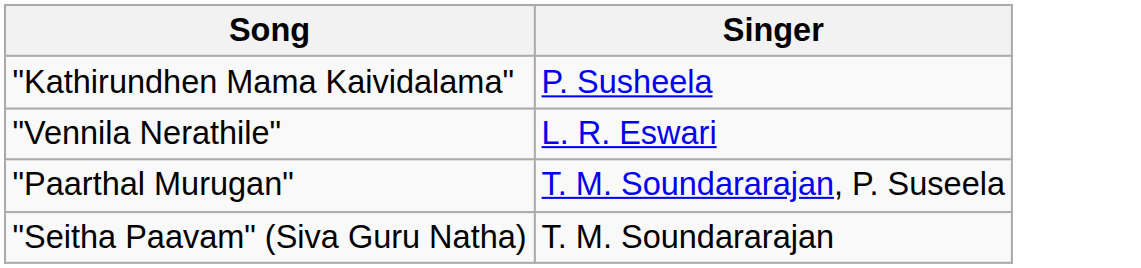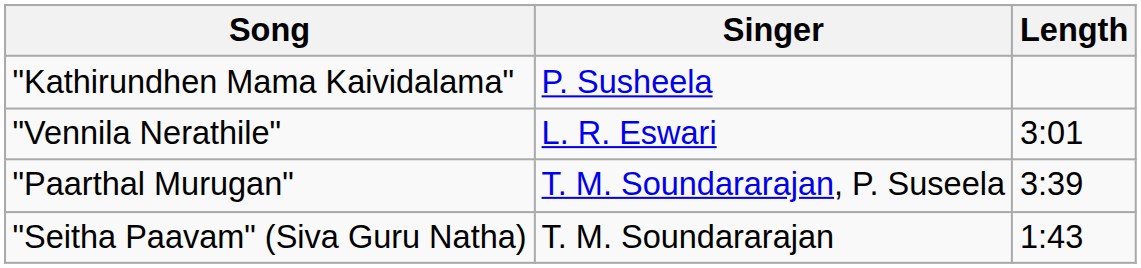+ column: (1074, 30)
